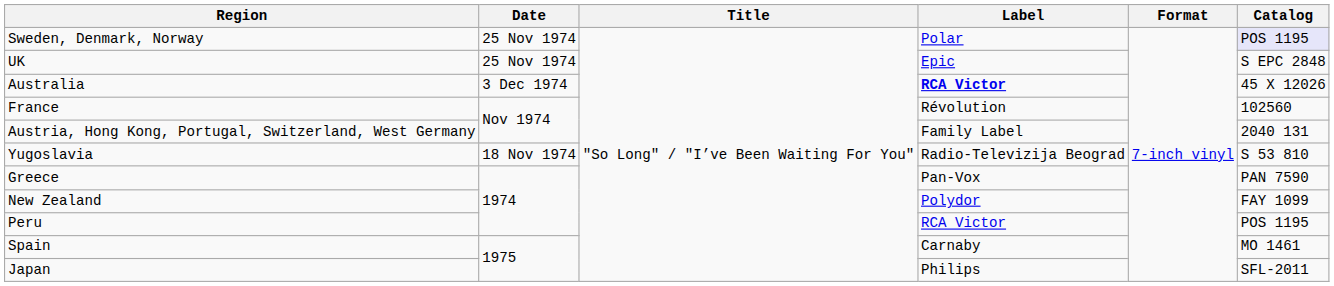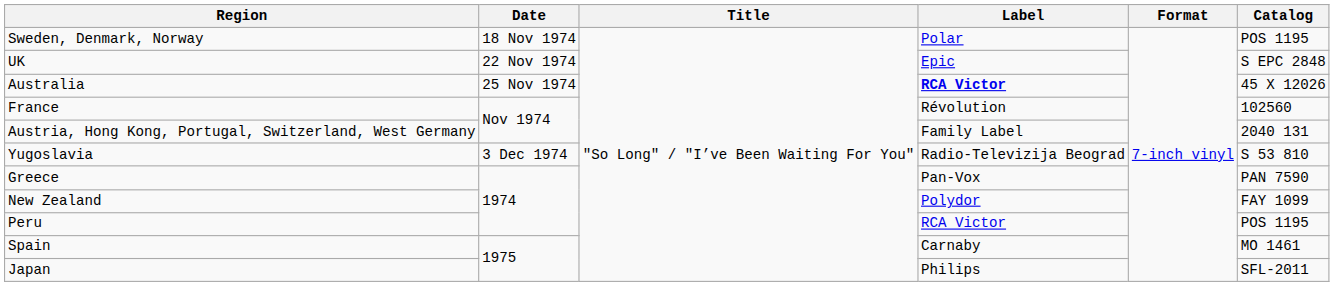(529, 39) 25 Nov 1974 -> (529, 39) 18 Nov 1974
(1275, 39) lavender background -> (1275, 39) no background
(529, 62) 25 Nov 1974 -> (529, 62) 22 Nov 1974
(525, 85) 3 Dec 1974 -> (529, 85) 25 Nov 1974
(529, 155) 18 Nov 1974 -> (525, 155) 3 Dec 1974
